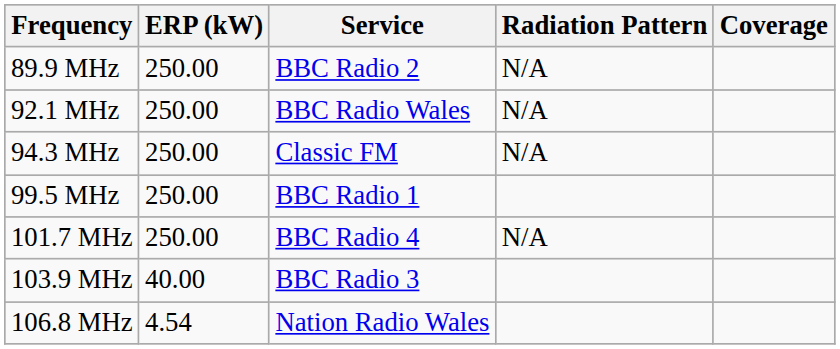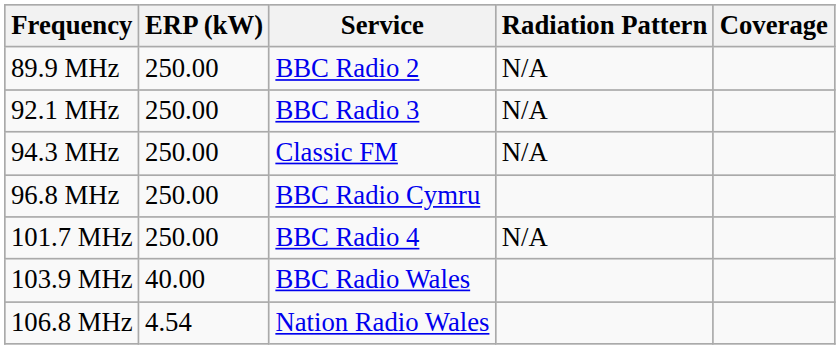(373, 110) BBC Radio Wales -> (347, 110) BBC Radio 3
+ row: (65, 195)
- row: (65, 195)
(347, 279) BBC Radio 3 -> (373, 279) BBC Radio Wales
